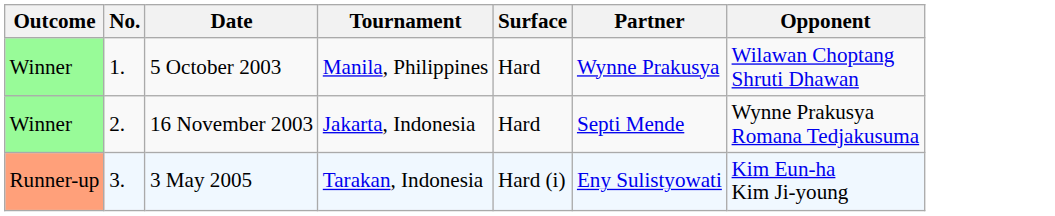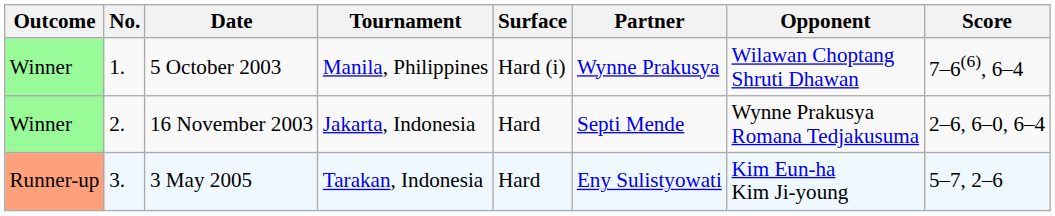+ column: (987, 21)
(519, 66) Hard -> (532, 66) Hard (i)
(532, 181) Hard (i) -> (519, 181) Hard
